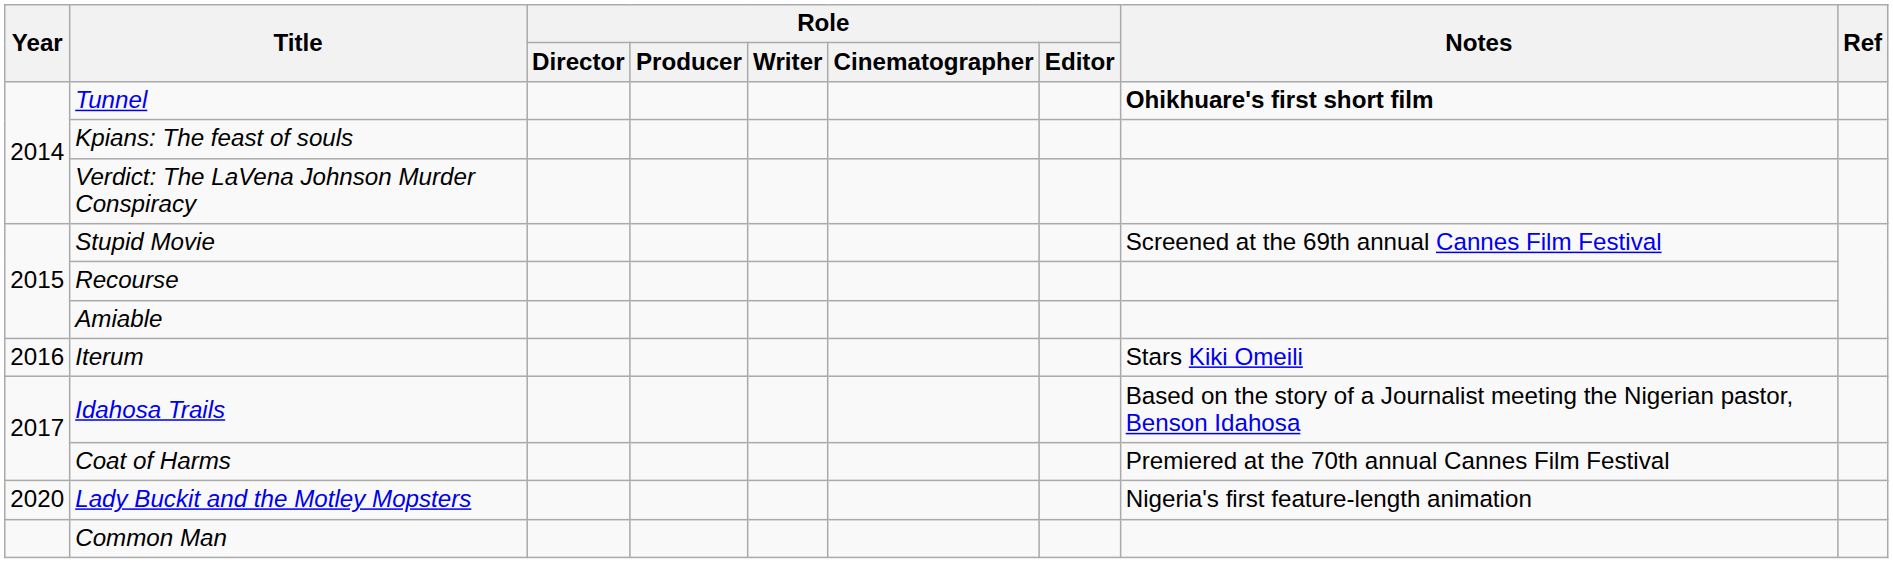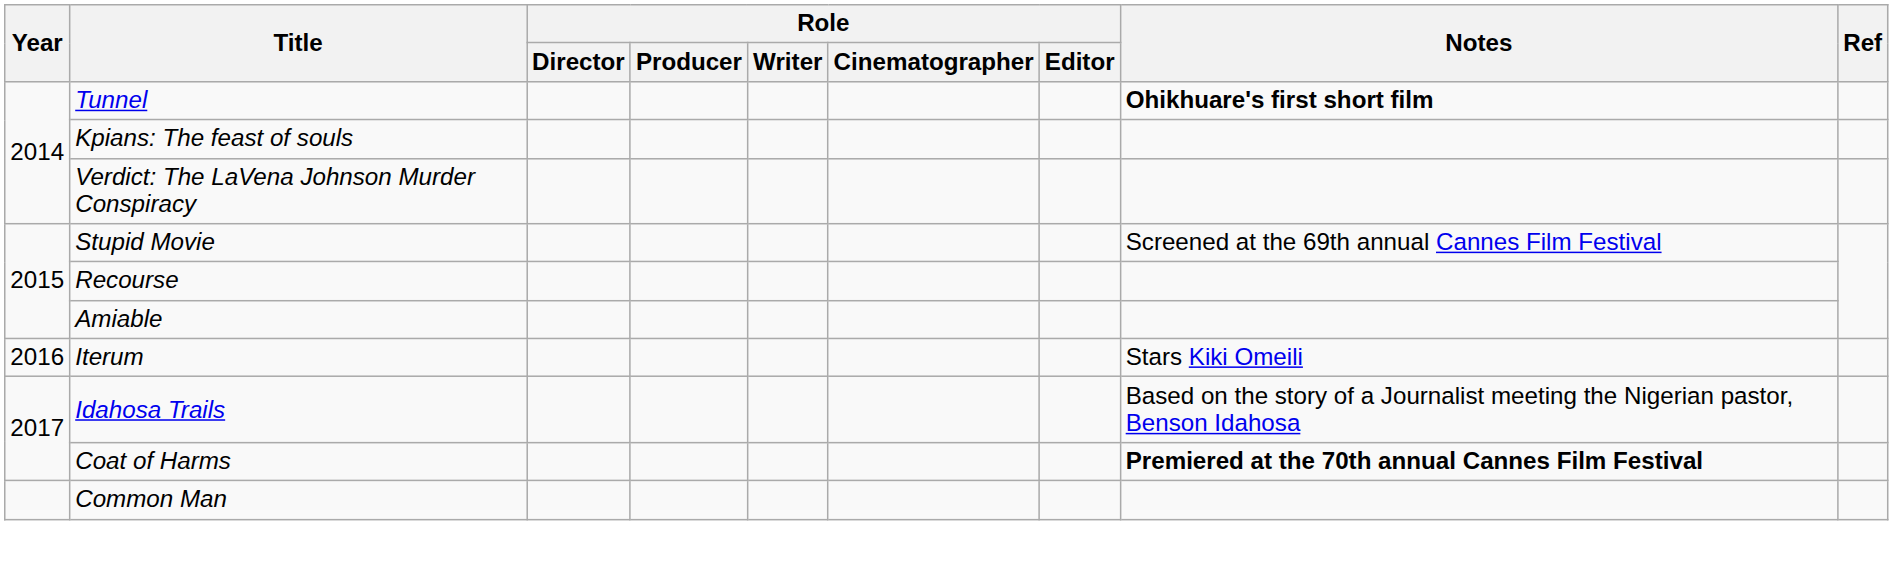(1398, 461) normal -> (1414, 461) bold
- row: (273, 499)
